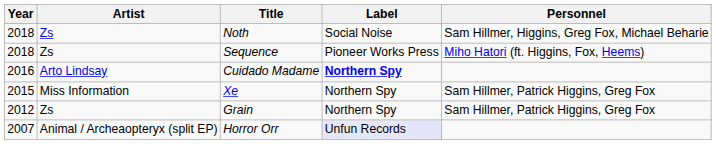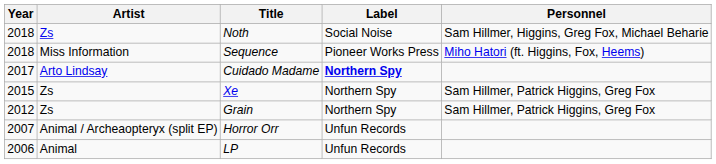(47, 52) Zs -> (84, 52) Miss Information
(21, 71) 2016 -> (21, 71) 2017
(84, 91) Miss Information -> (47, 91) Zs
(365, 129) lavender background -> (365, 129) no background
+ row: (231, 149)
